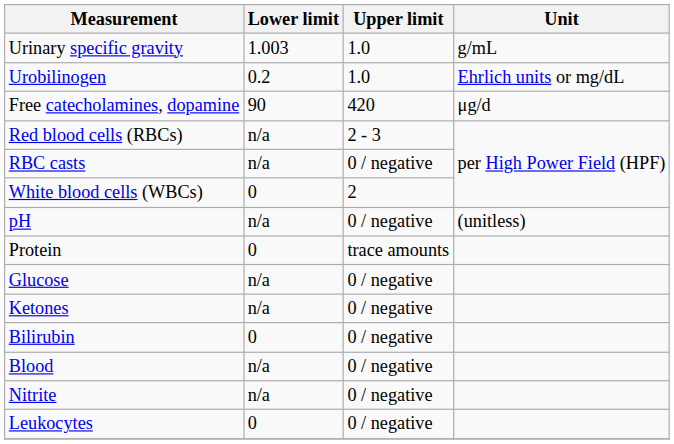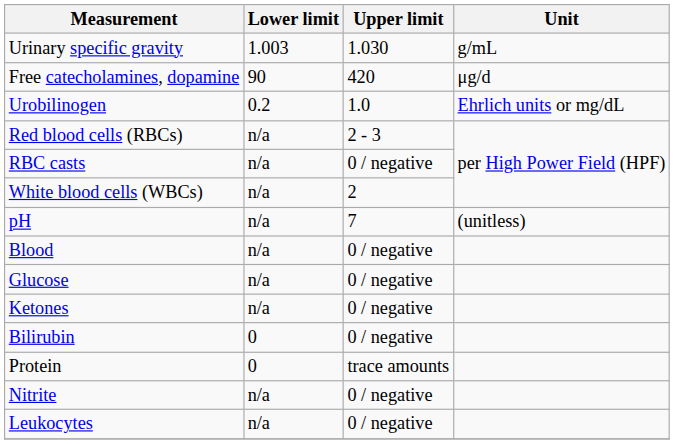(359, 47) 1.0 -> (368, 47) 1.030
rows swapped: (57, 76) <-> (124, 105)
(252, 192) 0 -> (259, 192) n/a
(390, 221) 0 / negative -> (352, 221) 7
rows swapped: (35, 250) <-> (31, 366)
(252, 423) 0 -> (259, 423) n/a
